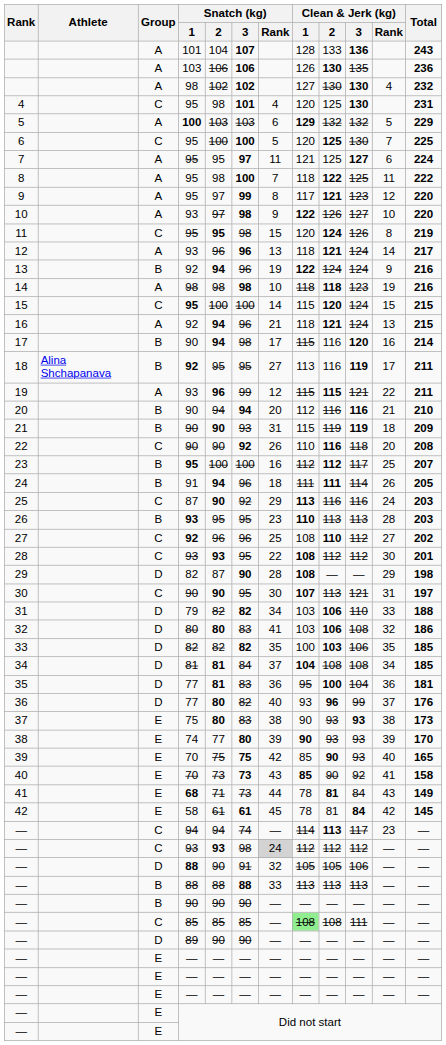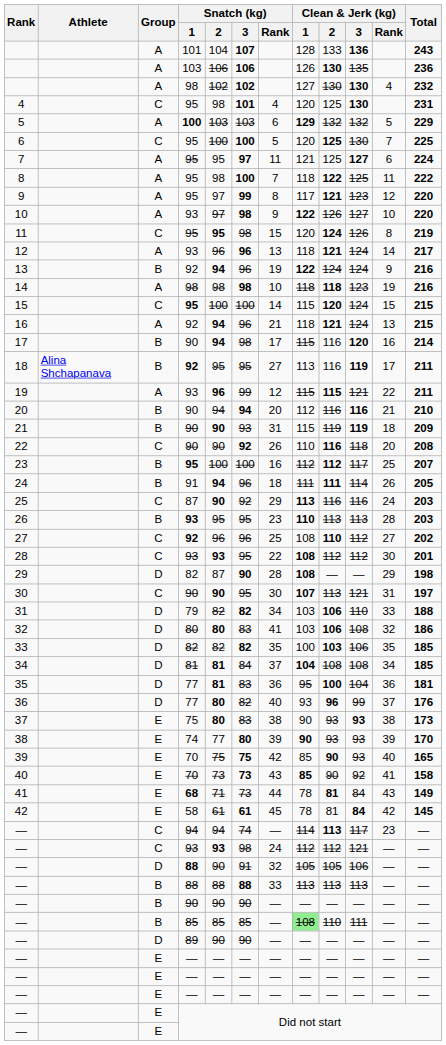(275, 848) lightgrey background -> (275, 848) no background
(359, 848) 112 -> (359, 848) 121
(158, 921) C -> (158, 921) B
(332, 921) 108 -> (332, 921) 110
